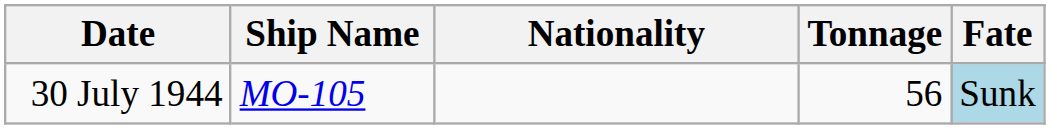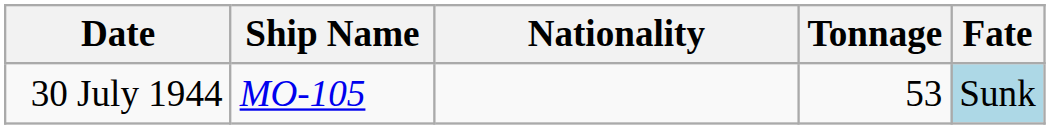(924, 92) 56 -> (924, 92) 53
